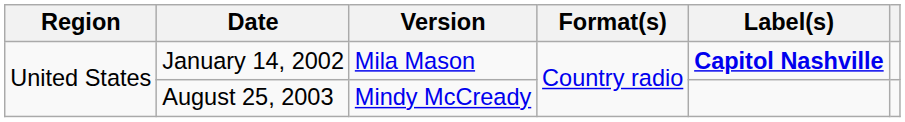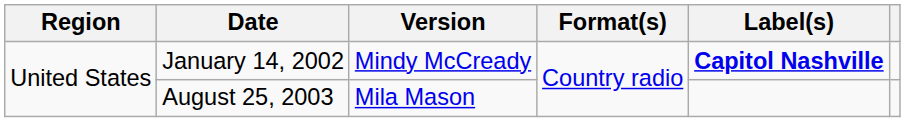(415, 60) Mila Mason -> (443, 60) Mindy McCready
(443, 97) Mindy McCready -> (415, 97) Mila Mason
